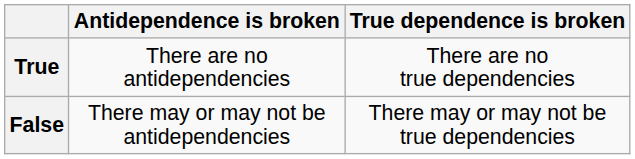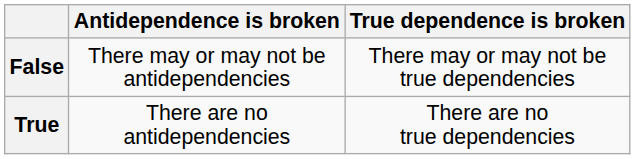rows swapped: (37, 67) <-> (37, 124)
